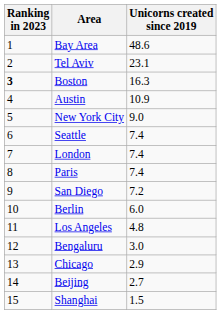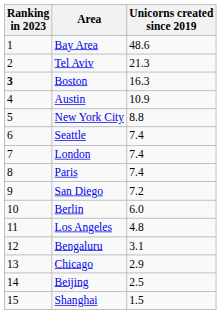(139, 63) 23.1 -> (139, 63) 21.3
(137, 117) 9.0 -> (137, 117) 8.8
(137, 245) 3.0 -> (137, 245) 3.1
(137, 282) 2.7 -> (137, 282) 2.5
